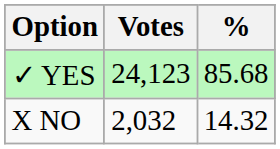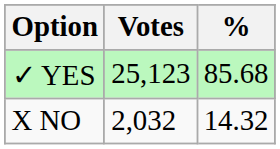(151, 73) 24,123 -> (151, 73) 25,123
